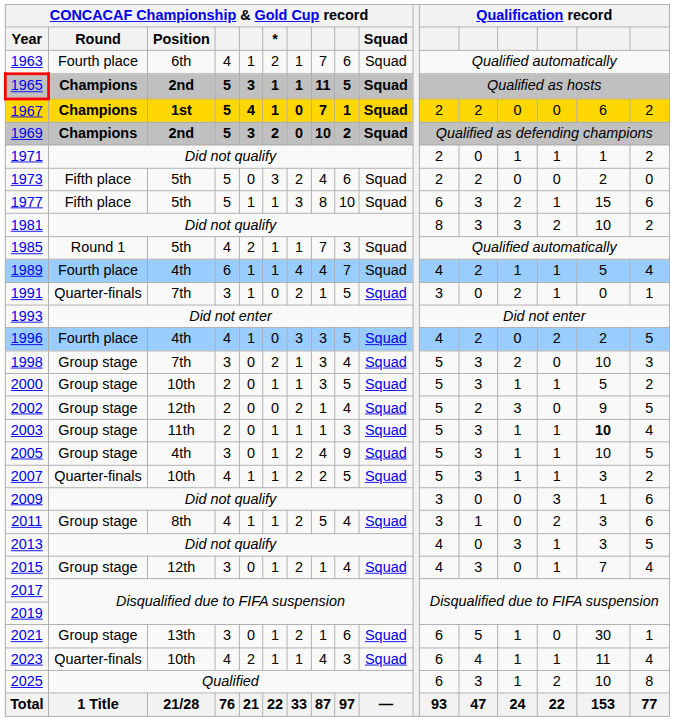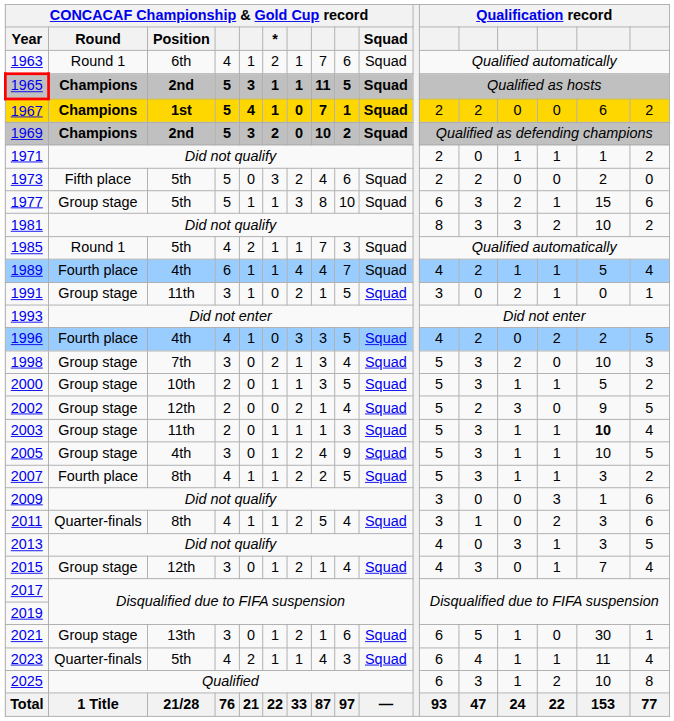(98, 62) Fourth place -> (98, 62) Round 1
(98, 202) Fifth place -> (98, 202) Group stage
(98, 293) Quarter-finals -> (98, 293) Group stage
(181, 293) 7th -> (181, 293) 11th
(98, 476) Quarter-finals -> (98, 476) Fourth place
(181, 476) 10th -> (181, 476) 8th
(98, 521) Group stage -> (98, 521) Quarter-finals
(181, 658) 10th -> (181, 658) 5th
